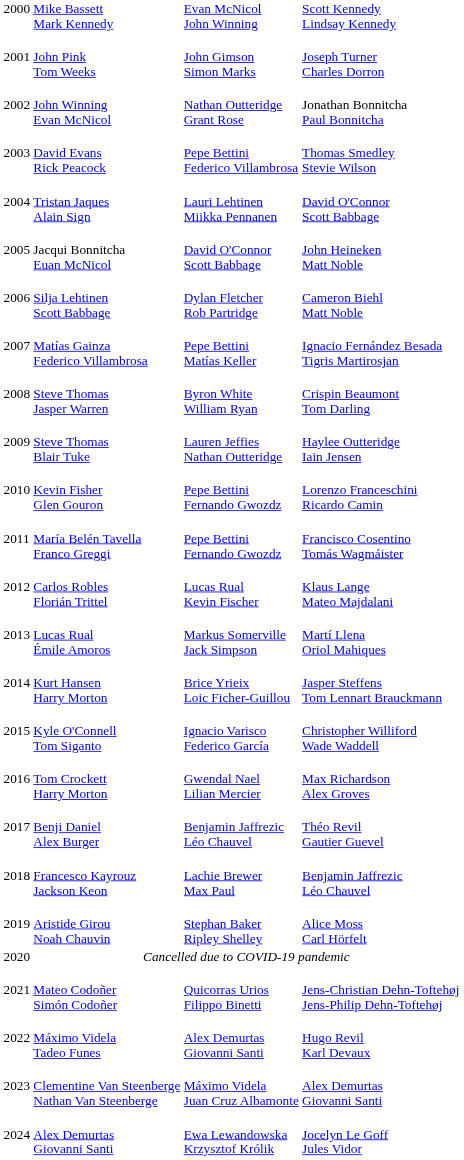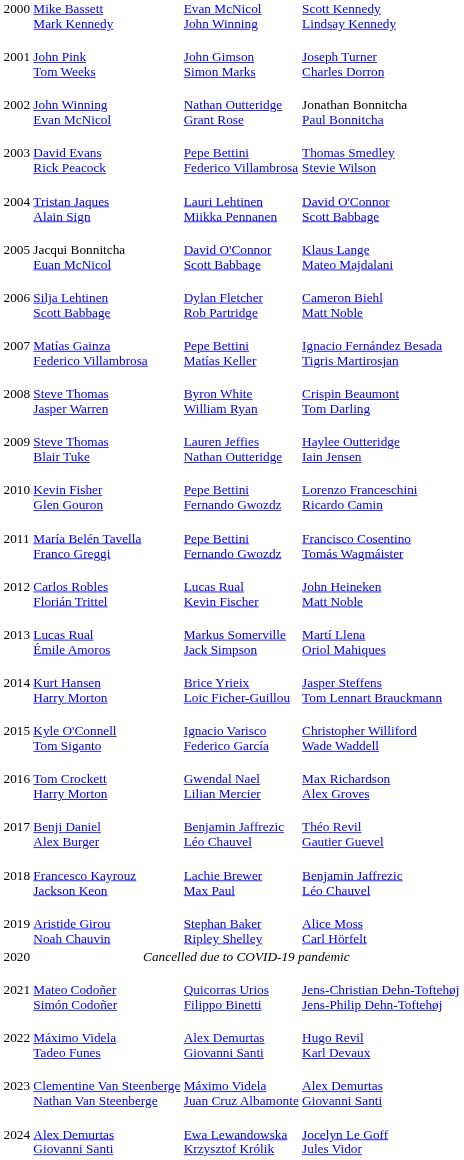(342, 257) John Heineken Matt Noble -> (348, 257) Klaus Lange Mateo Majdalani
(348, 594) Klaus Lange Mateo Majdalani -> (342, 594) John Heineken Matt Noble
